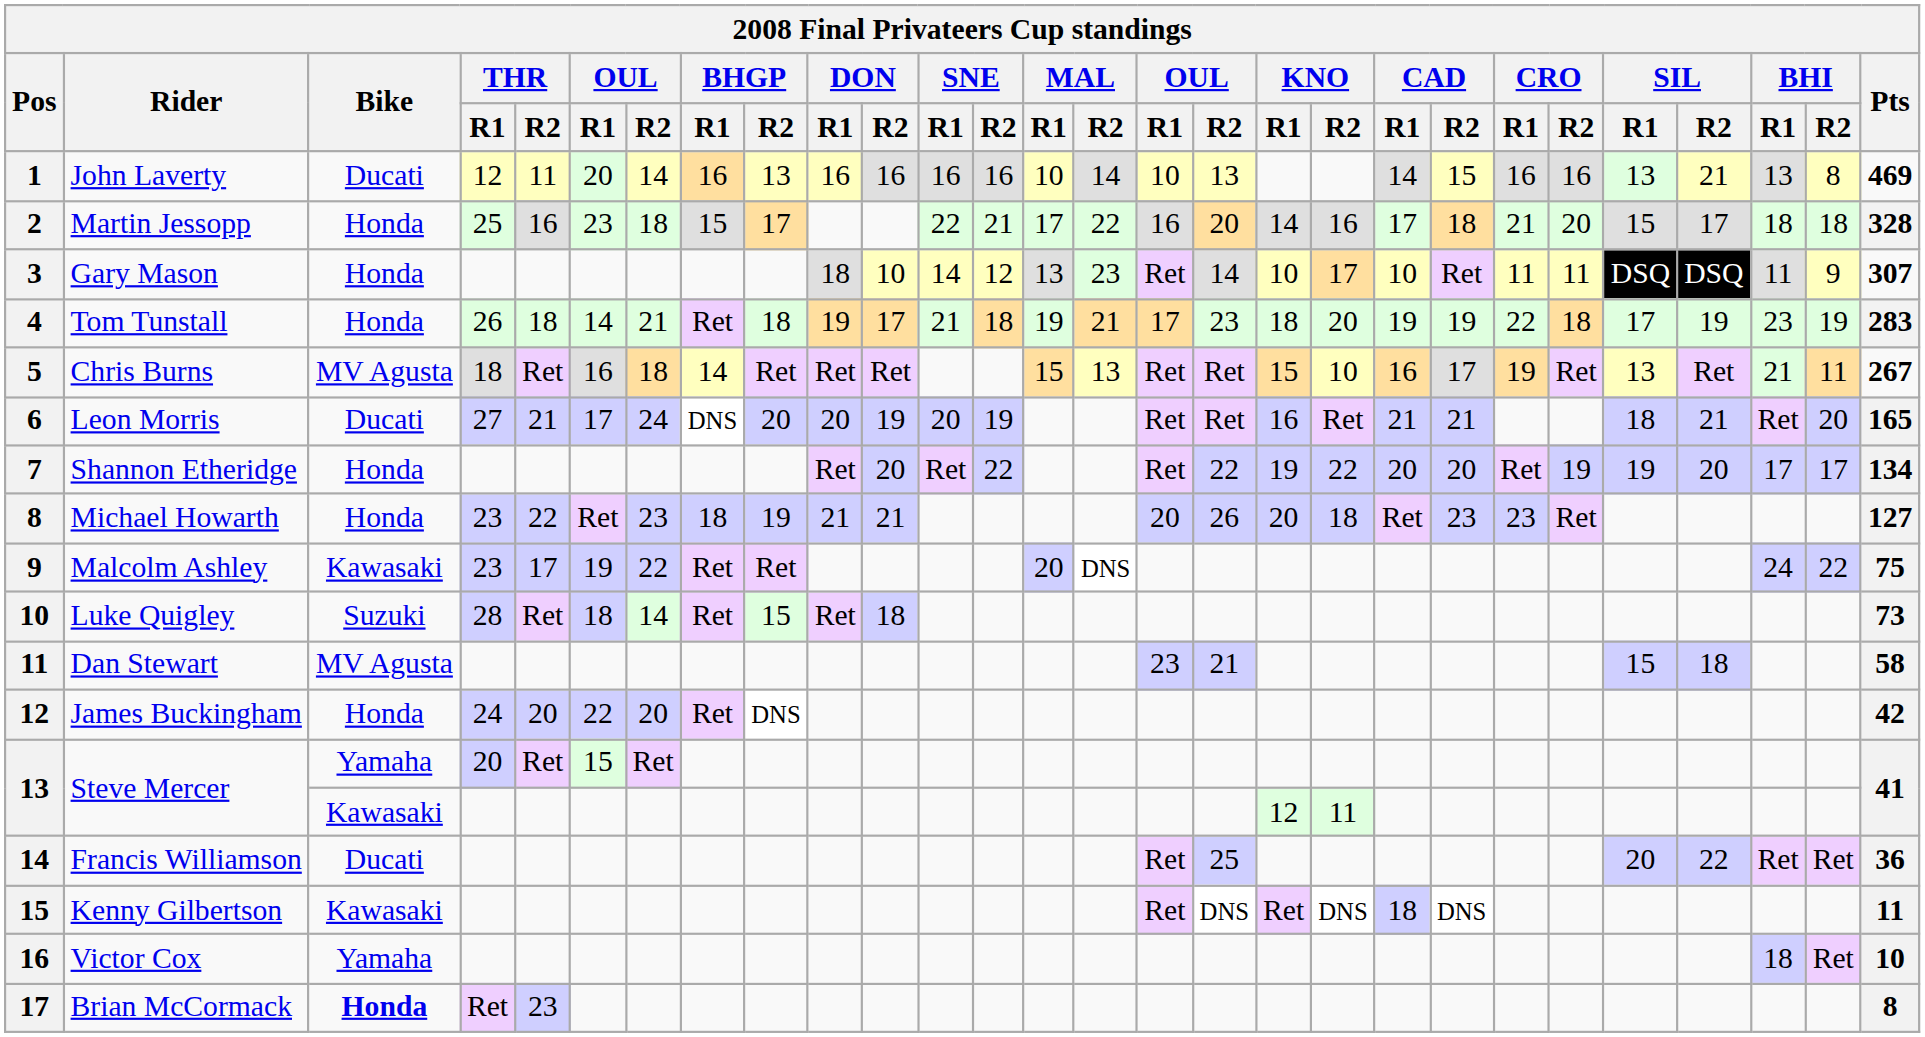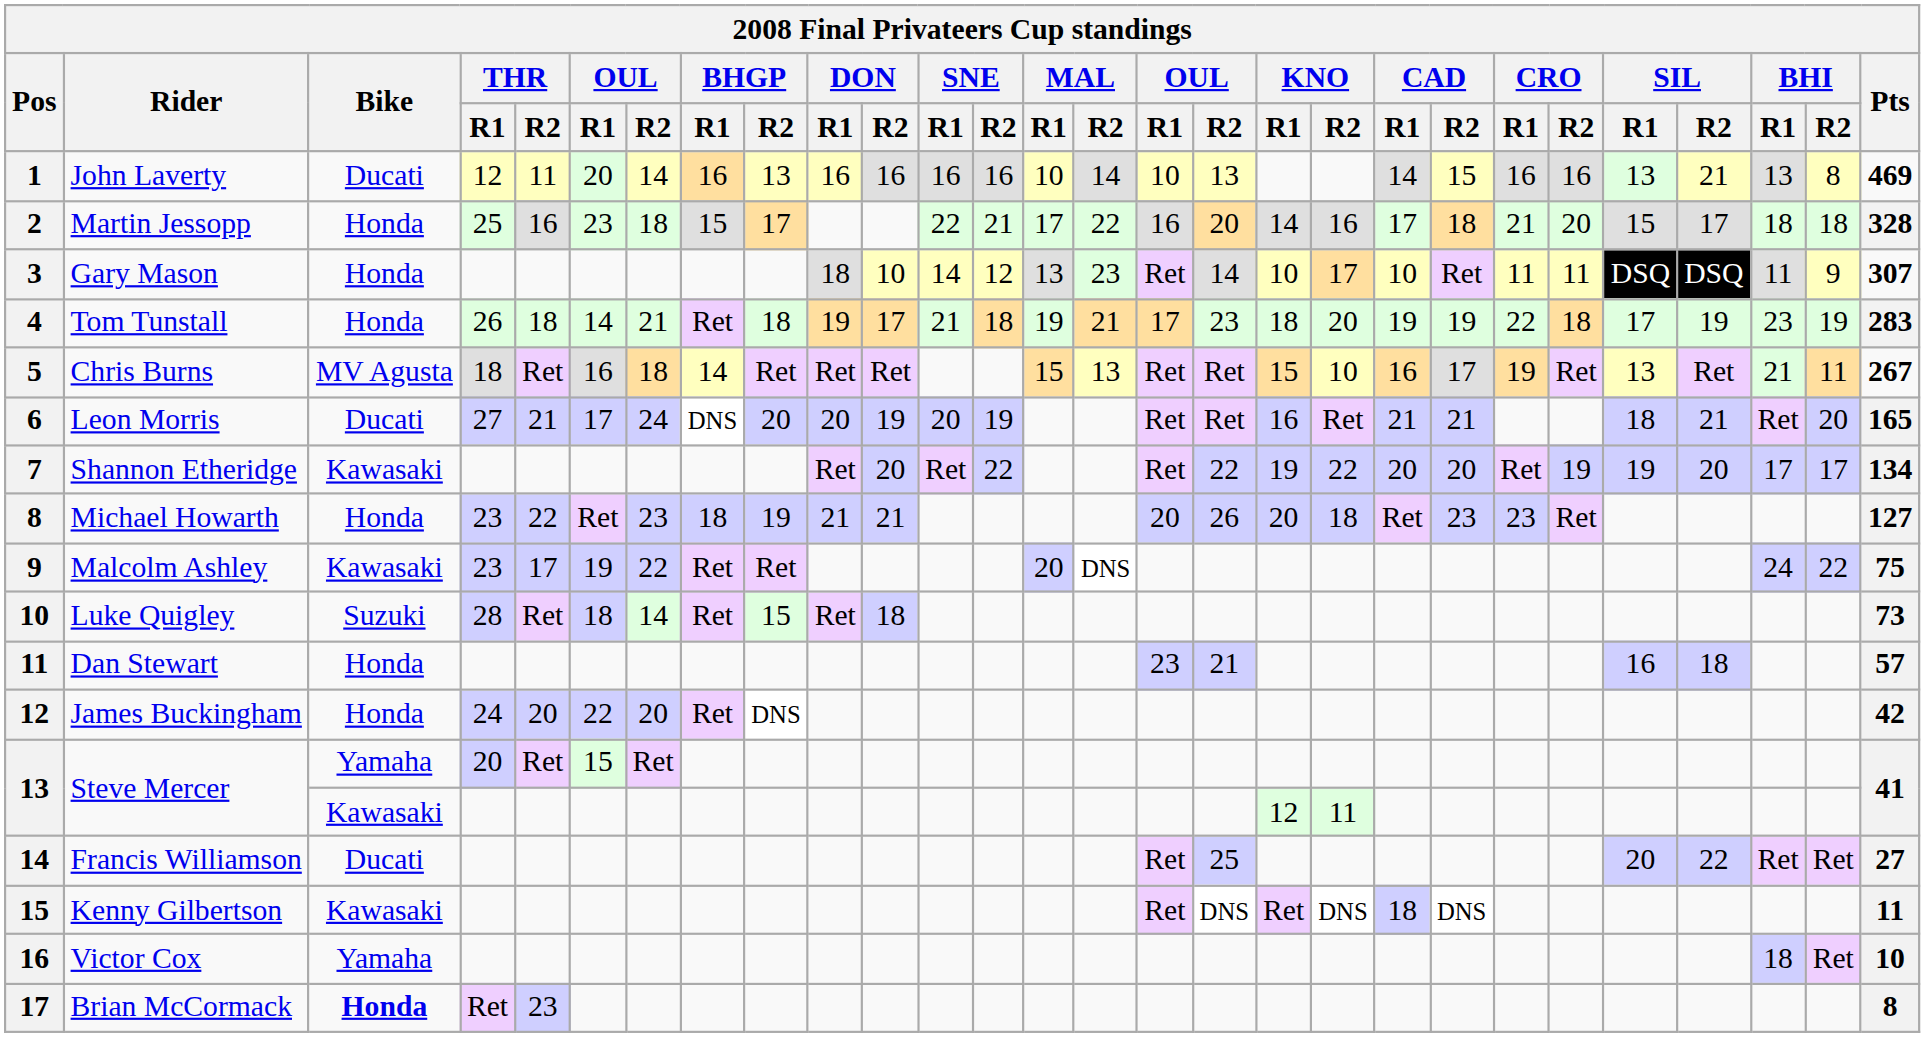(384, 468) Honda -> (384, 468) Kawasaki
(384, 664) MV Agusta -> (384, 664) Honda
(1640, 664) 15 -> (1640, 664) 16
(1890, 664) 58 -> (1890, 664) 57
(1890, 860) 36 -> (1890, 860) 27
